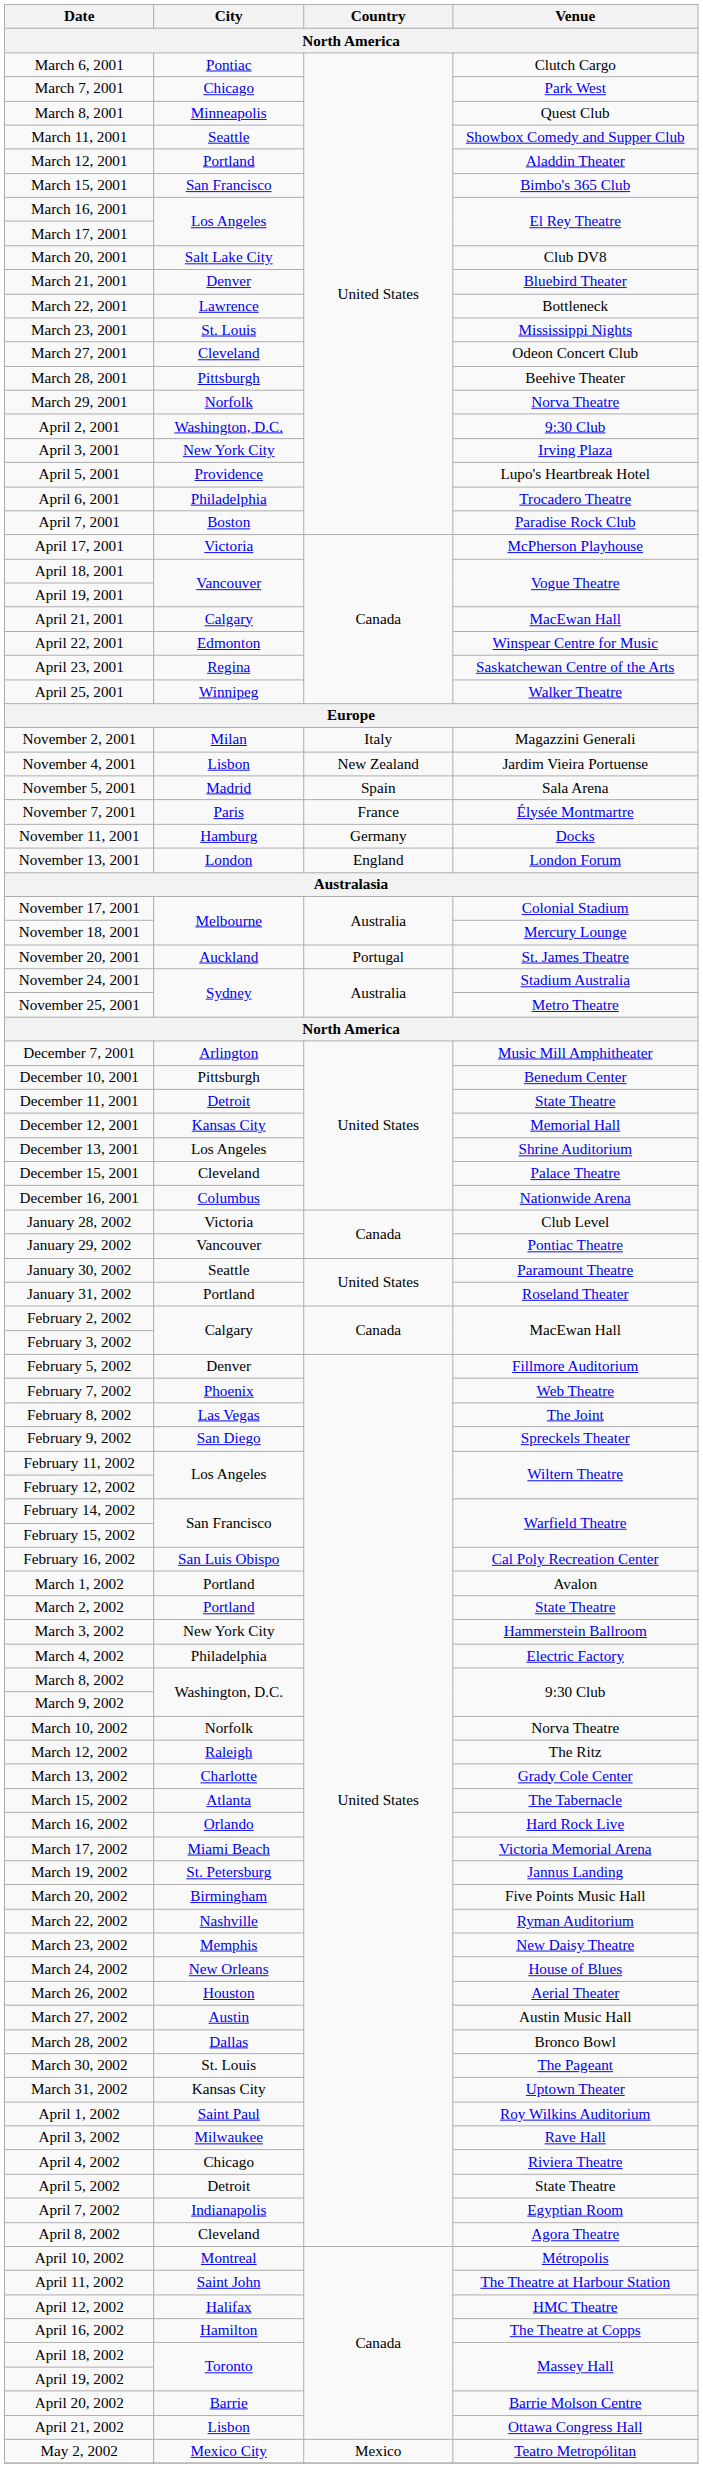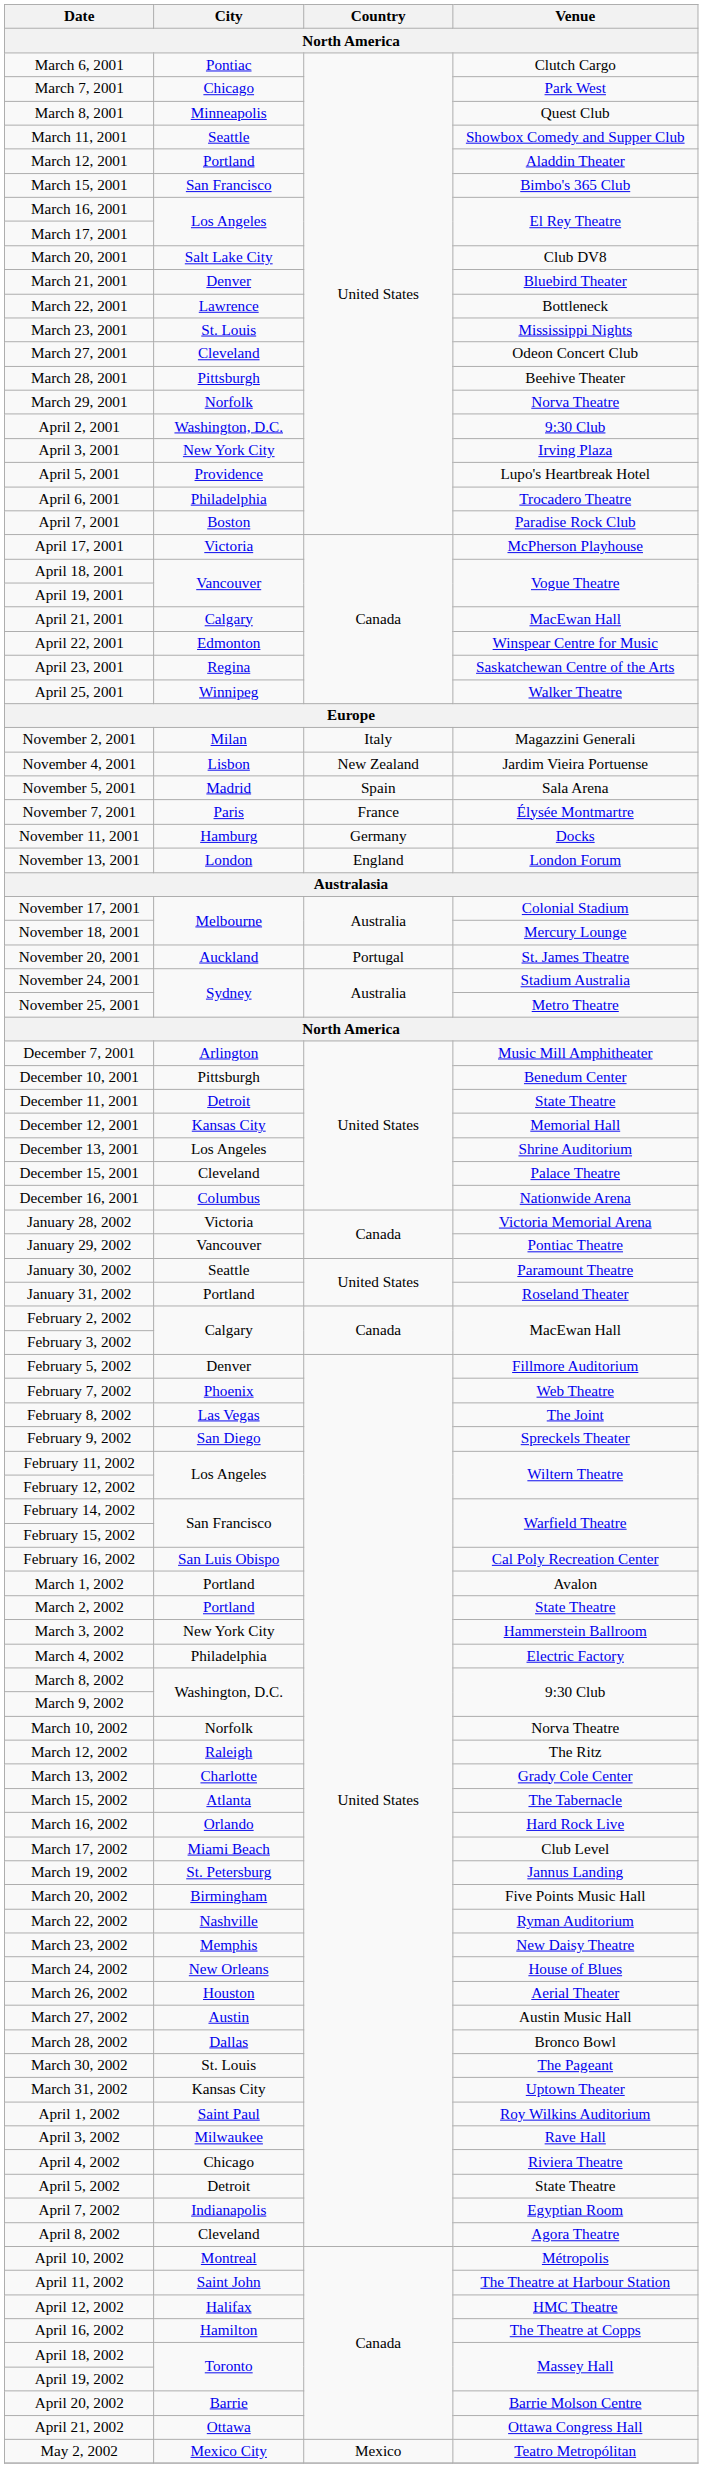(575, 1221) Club Level -> (575, 1221) Victoria Memorial Arena
(575, 1848) Victoria Memorial Arena -> (575, 1848) Club Level
(229, 2427) Lisbon -> (229, 2427) Ottawa
